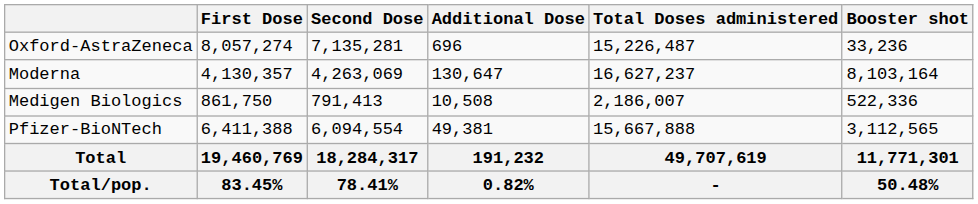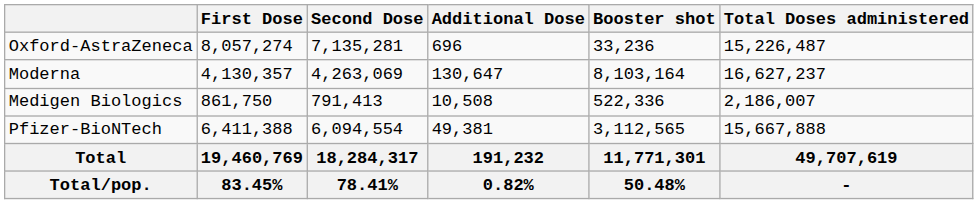columns swapped: (908, 19) <-> (716, 19)
